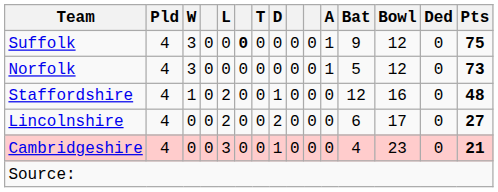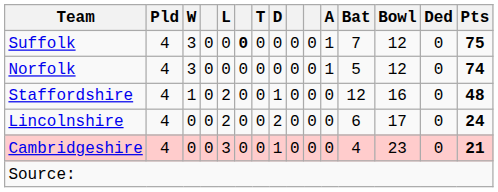(356, 44) 9 -> (356, 44) 7
(475, 70) 73 -> (475, 70) 74
(475, 122) 27 -> (475, 122) 24
